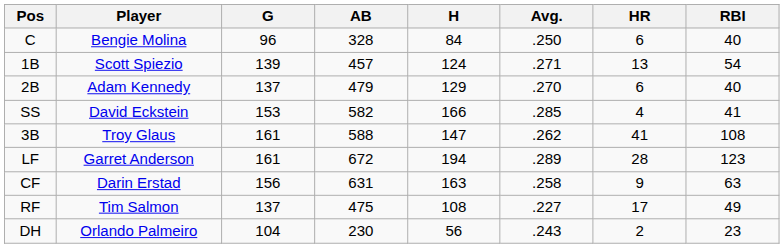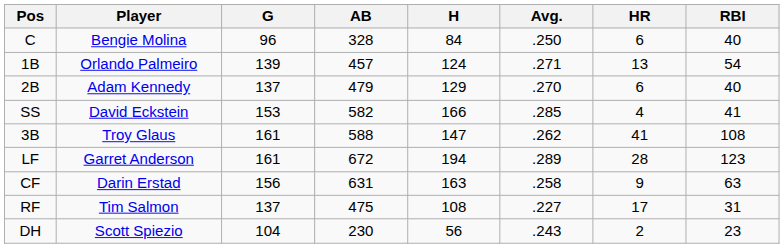(139, 64) Scott Spiezio -> (139, 64) Orlando Palmeiro
(733, 207) 49 -> (733, 207) 31
(139, 231) Orlando Palmeiro -> (139, 231) Scott Spiezio
